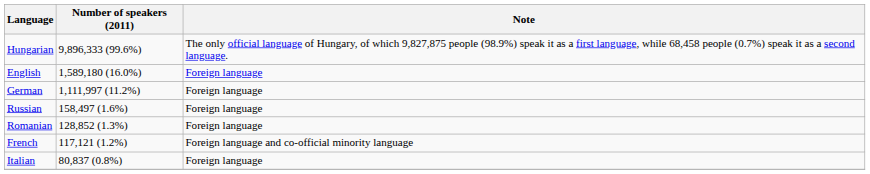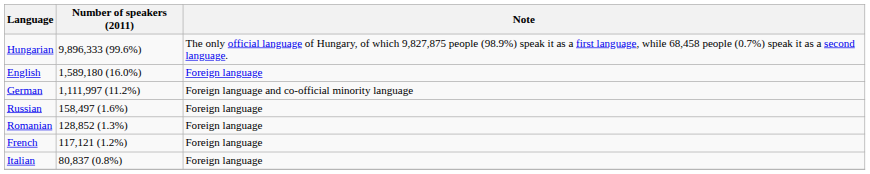(224, 90) Foreign language -> (299, 90) Foreign language and co-official minority language
(299, 143) Foreign language and co-official minority language -> (224, 143) Foreign language
